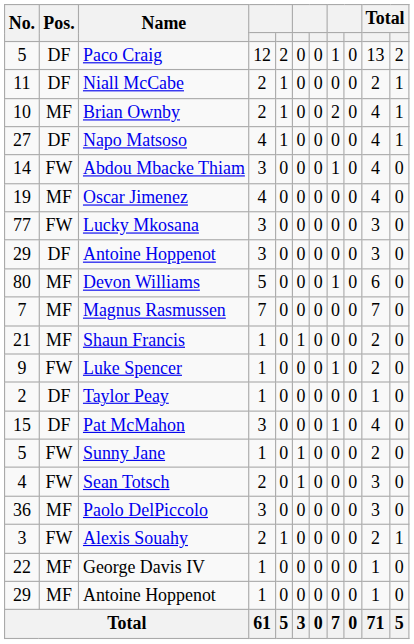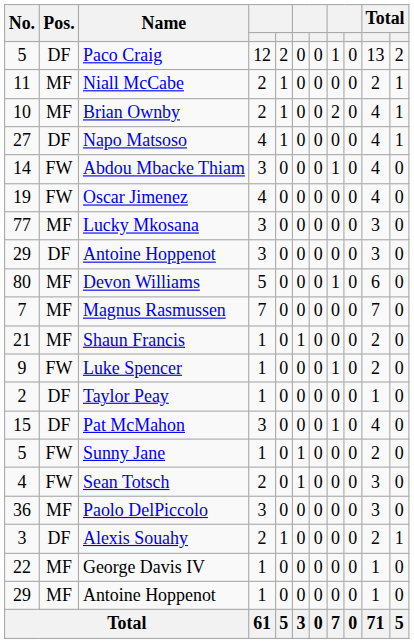(59, 83) DF -> (59, 83) MF
(59, 197) MF -> (59, 197) FW
(59, 225) FW -> (59, 225) MF
(59, 538) FW -> (59, 538) DF
